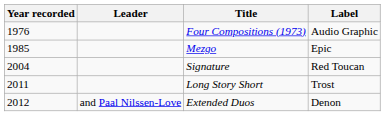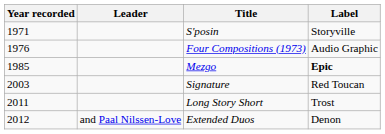+ row: (202, 31)
(321, 48) normal -> (322, 66) bold
(18, 66) 2004 -> (18, 84) 2003
